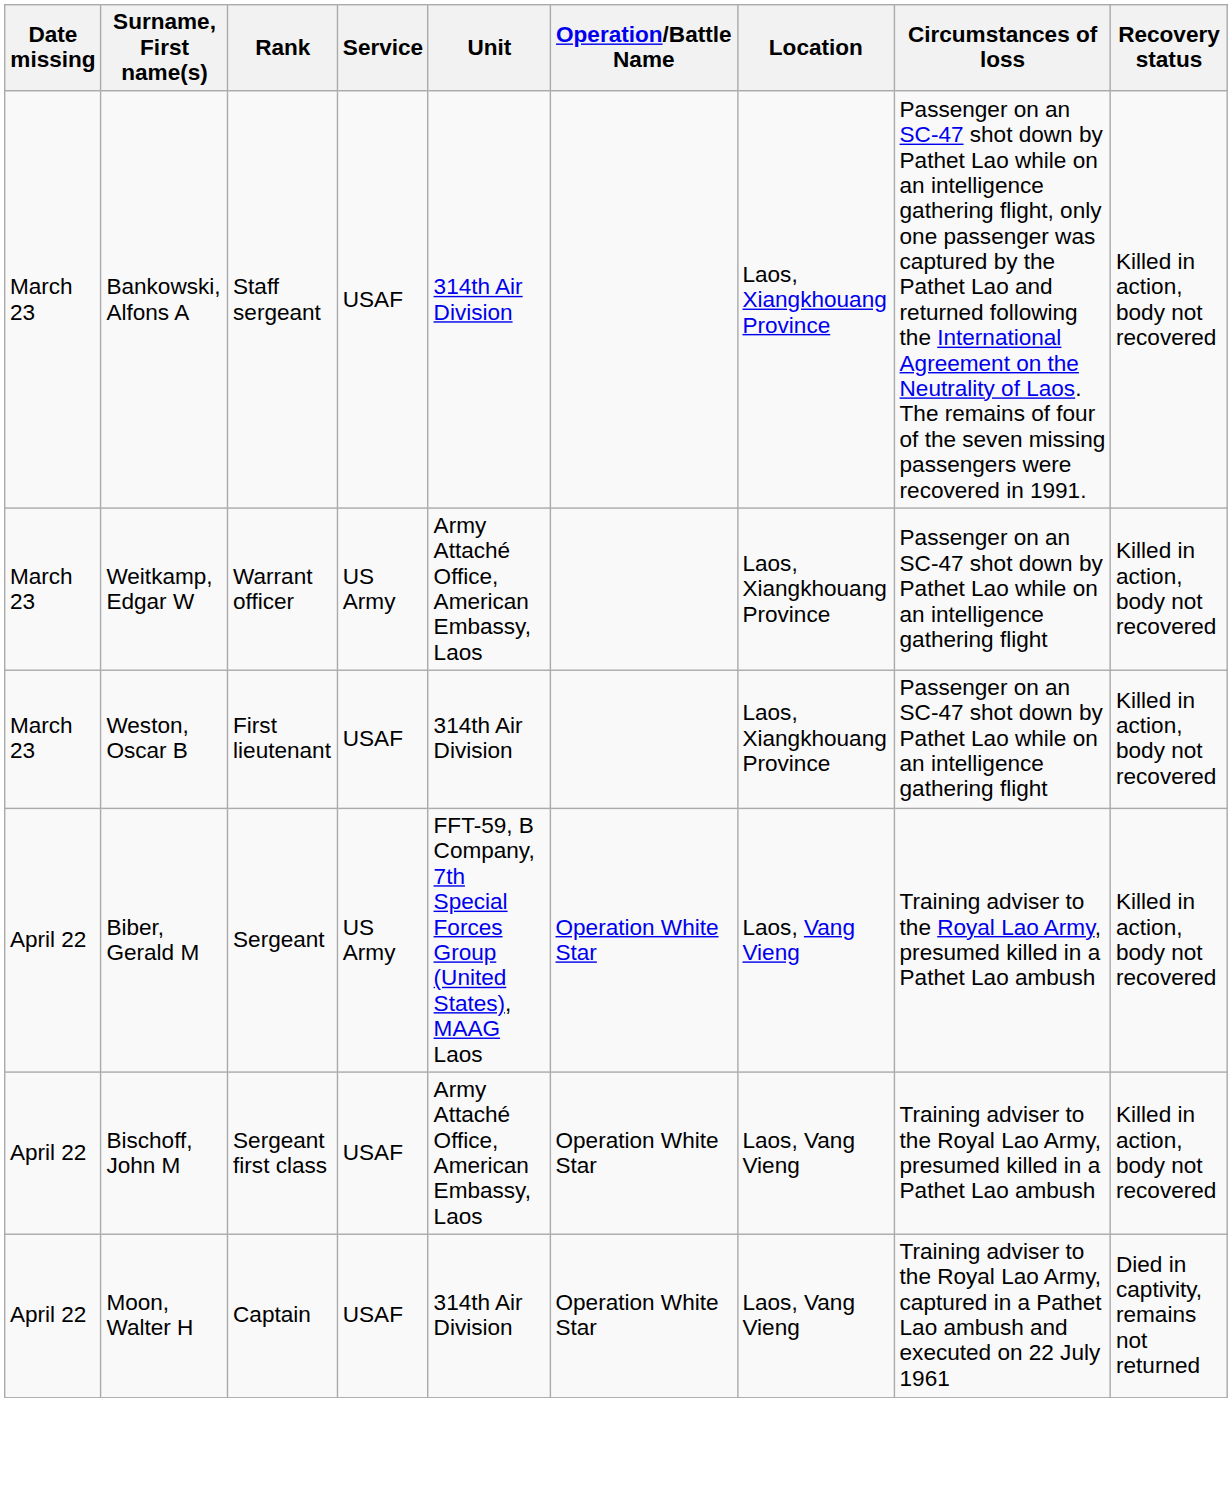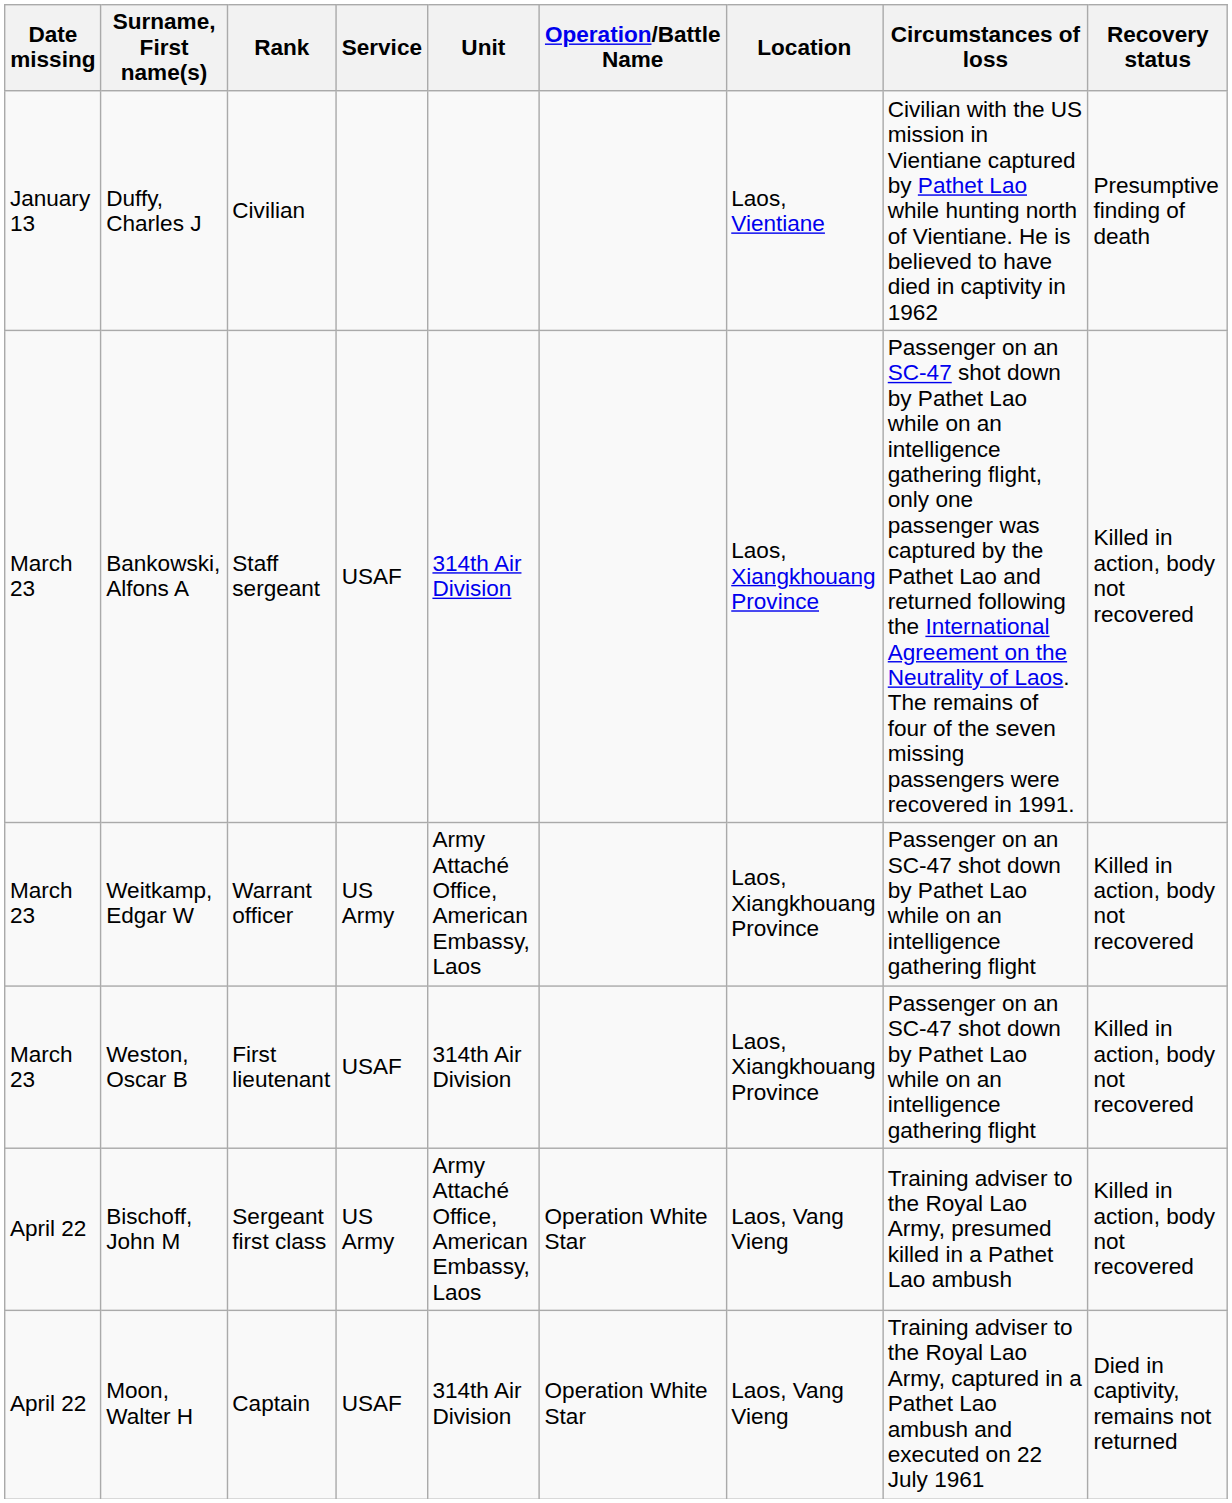+ row: (154, 210)
- row: (153, 939)
(373, 1153) USAF -> (368, 1229) US Army
